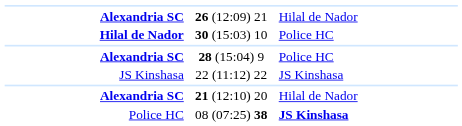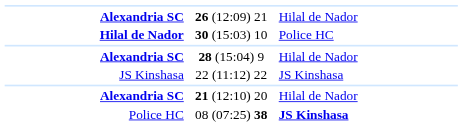(306, 56) Police HC -> (318, 56) Hilal de Nador
